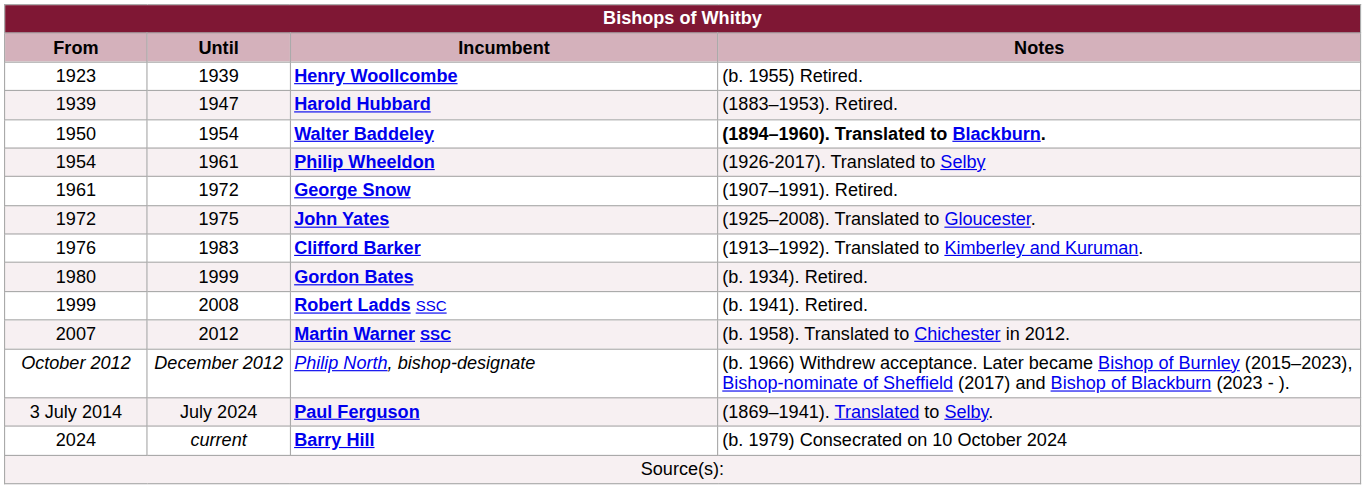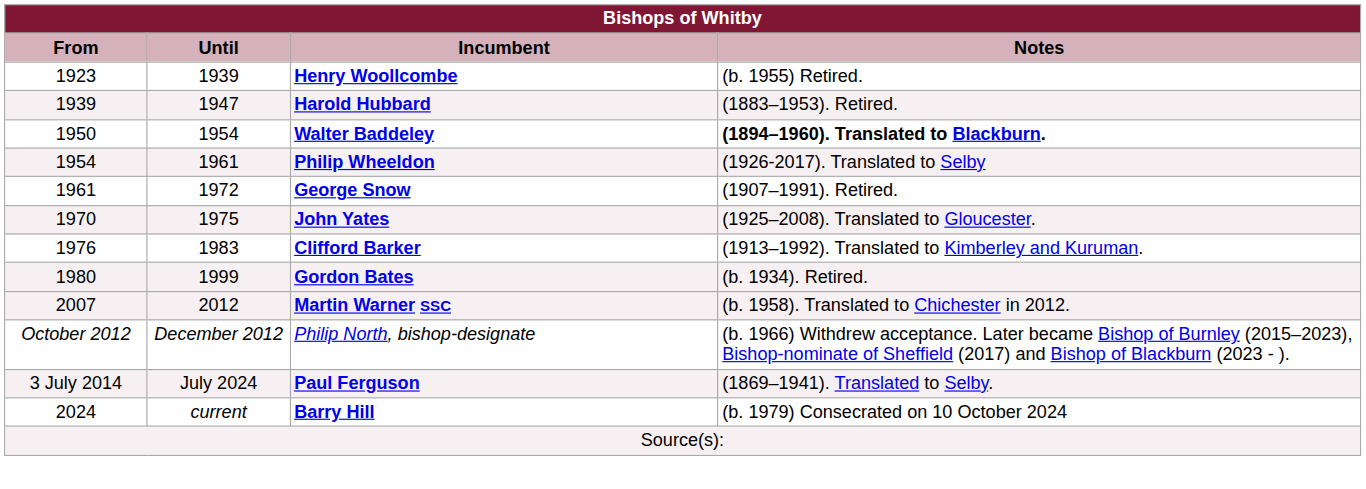(76, 219) 1972 -> (76, 219) 1970
- row: (370, 305)
